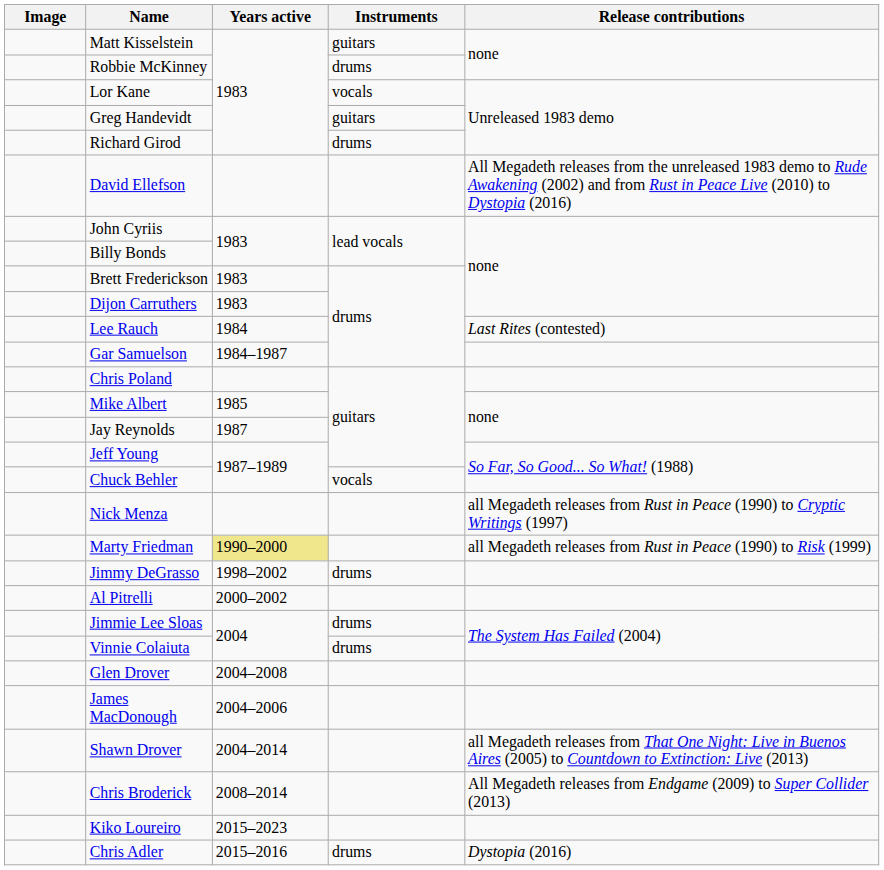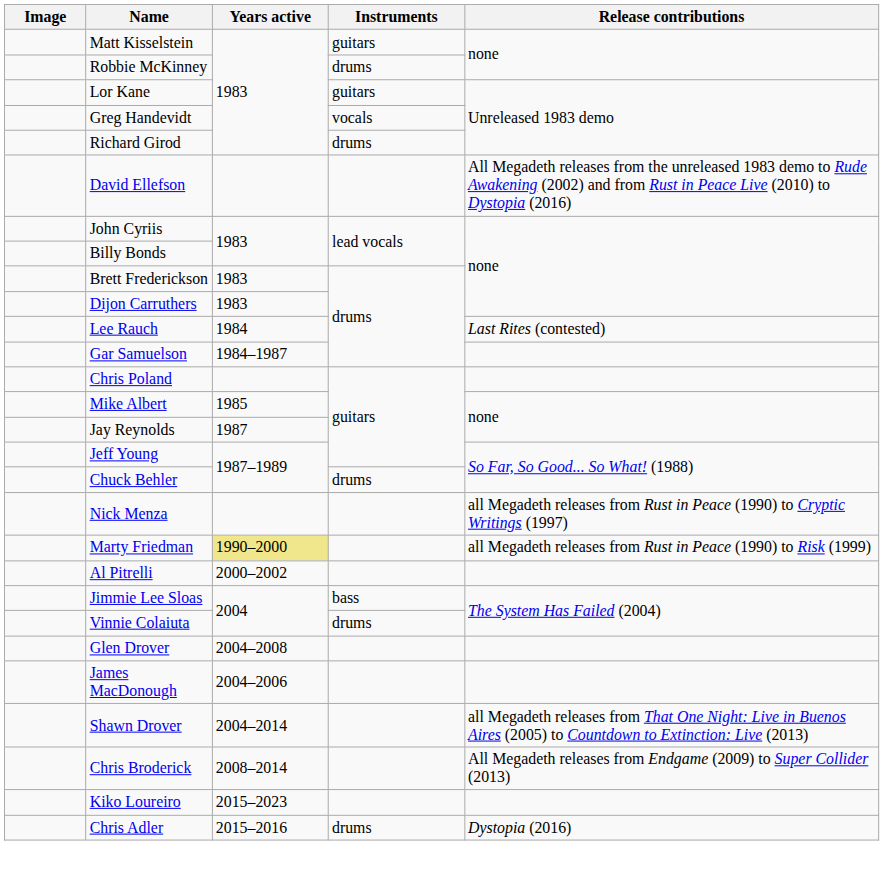(352, 92) vocals -> (354, 92) guitars
(354, 117) guitars -> (352, 117) vocals
(352, 479) vocals -> (352, 479) drums
- row: (144, 572)
(352, 623) drums -> (346, 598) bass
